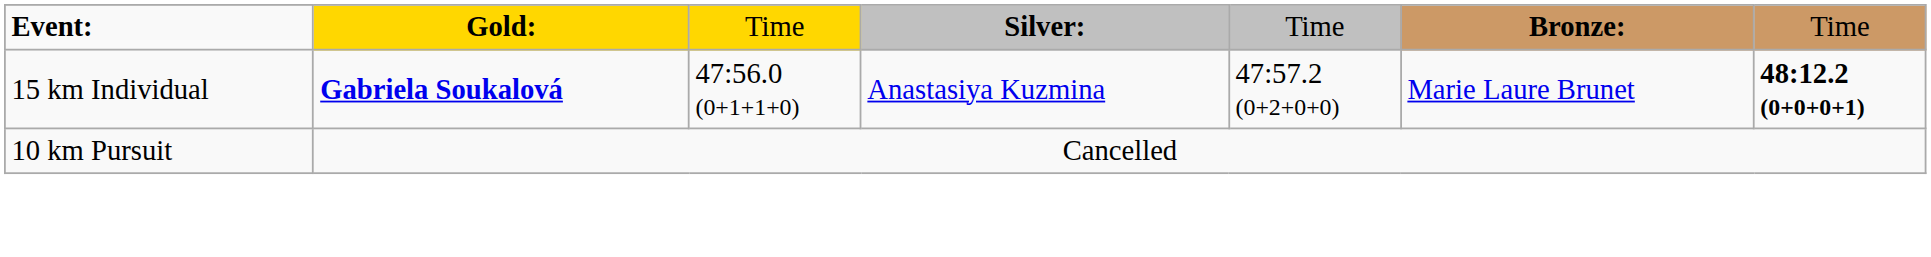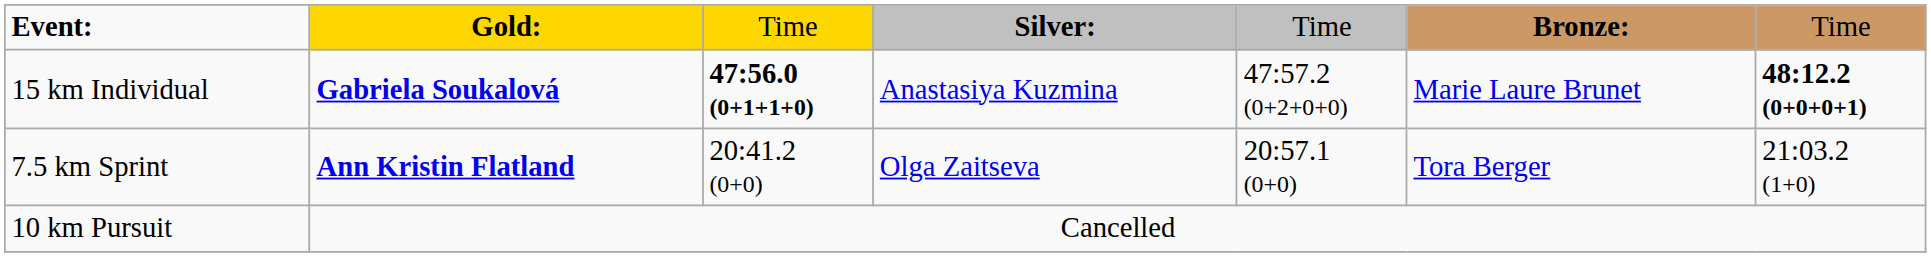(747, 88) normal -> (762, 88) bold
+ row: (90, 166)
